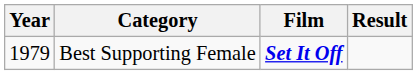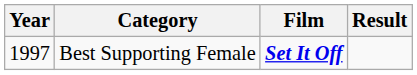(30, 52) 1979 -> (30, 52) 1997
